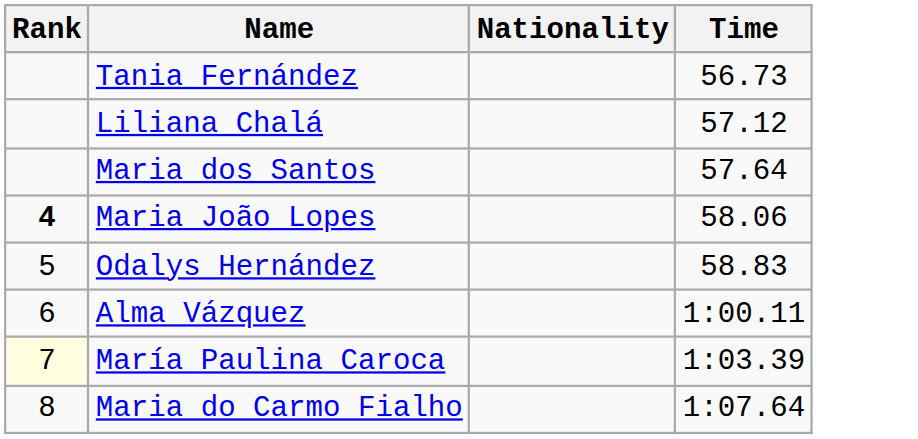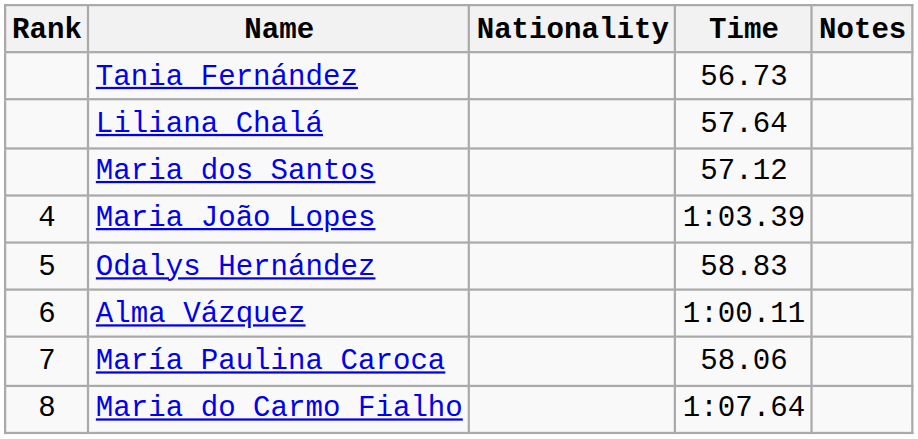+ column: (863, 29)
(744, 124) 57.12 -> (744, 124) 57.64
(744, 171) 57.64 -> (744, 171) 57.12
(47, 219) bold -> (47, 219) normal
(744, 219) 58.06 -> (744, 219) 1:03.39
(47, 361) lightyellow background -> (47, 361) no background
(744, 361) 1:03.39 -> (744, 361) 58.06
